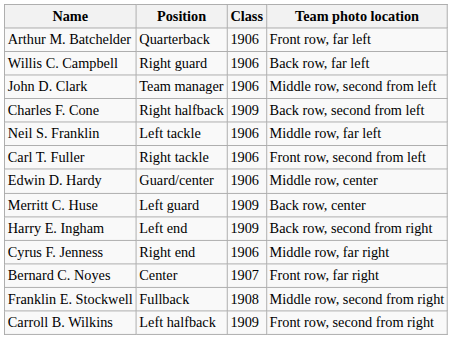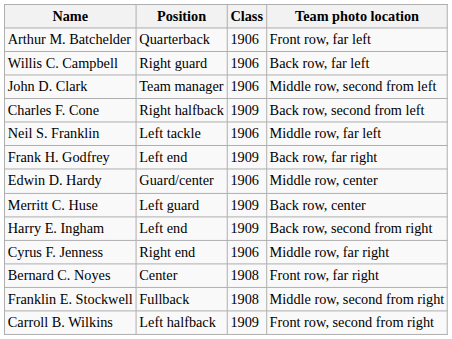- row: (46, 157)
+ row: (59, 157)
(245, 275) 1907 -> (245, 275) 1908
